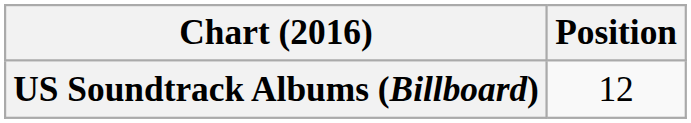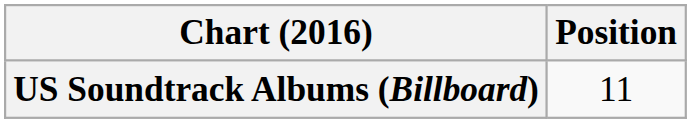(616, 88) 12 -> (616, 88) 11
